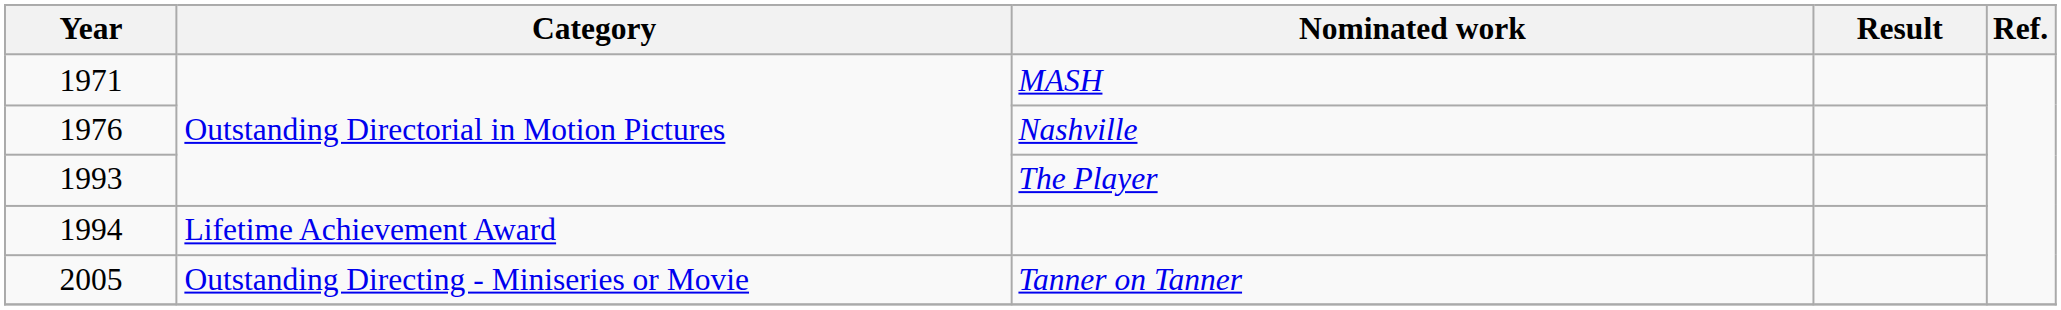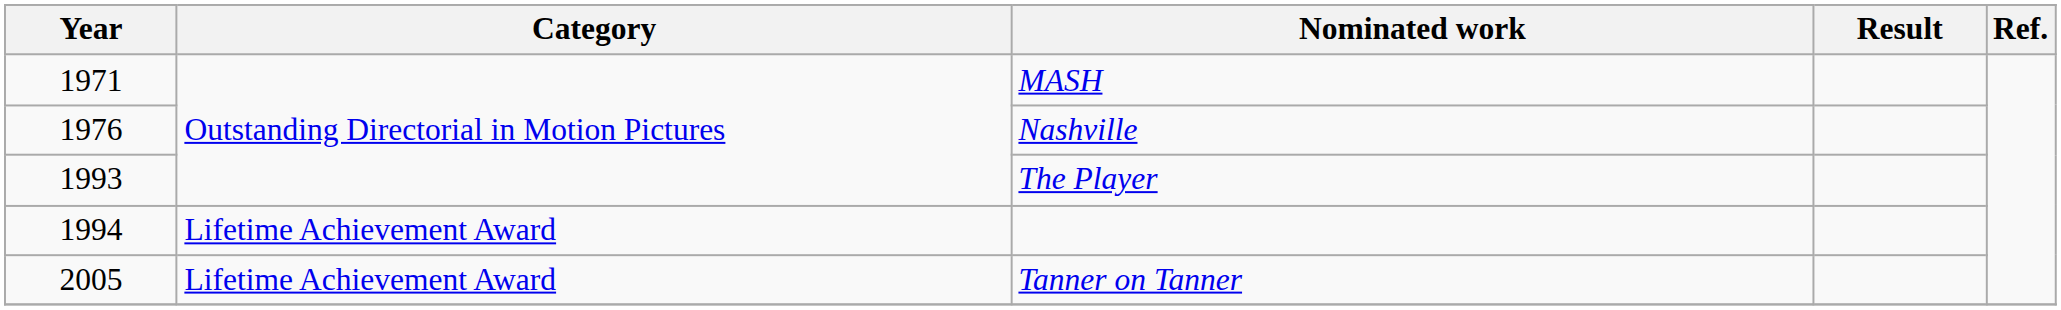(467, 279) Outstanding Directing - Miniseries or Movie -> (370, 279) Lifetime Achievement Award
